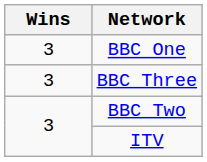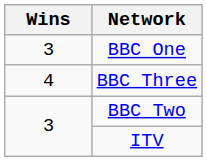(48, 80) 3 -> (48, 80) 4
